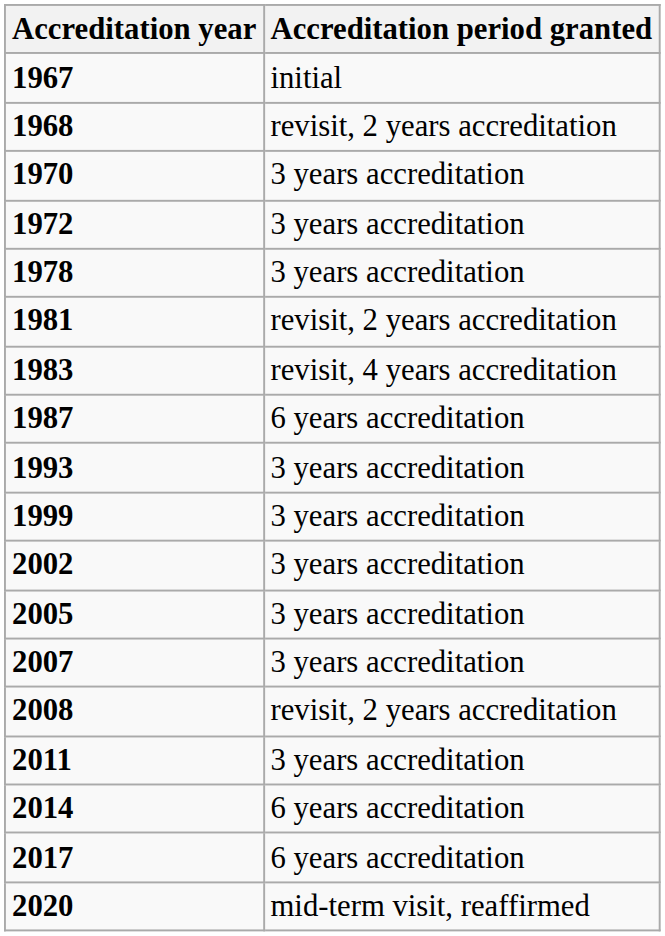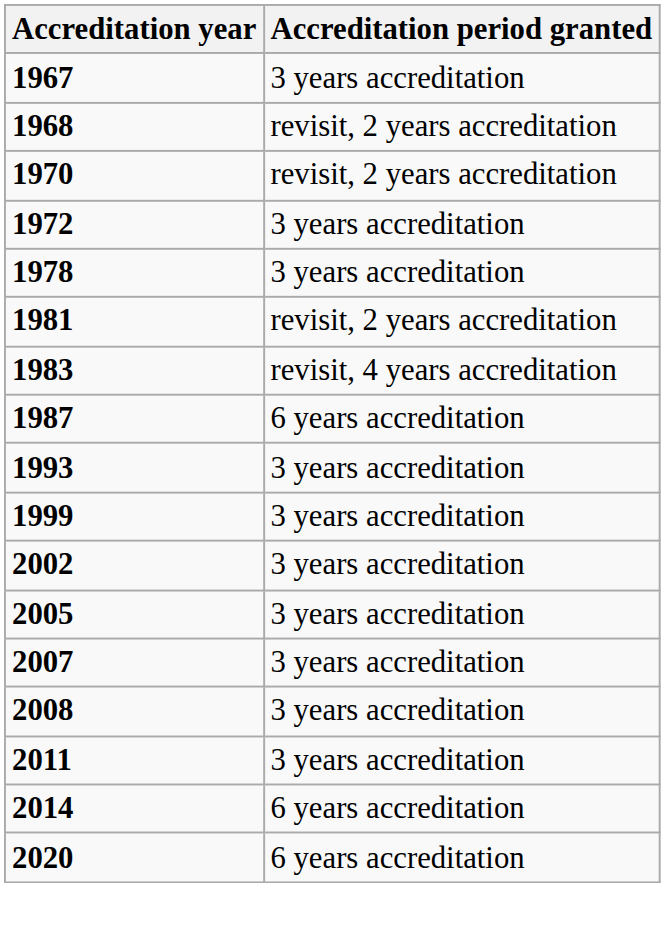(306, 77) initial -> (398, 77) 3 years accreditation
(398, 175) 3 years accreditation -> (444, 175) revisit, 2 years accreditation
(444, 710) revisit, 2 years accreditation -> (398, 710) 3 years accreditation
- row: (43, 857)
(430, 905) mid-term visit, reaffirmed -> (398, 857) 6 years accreditation
